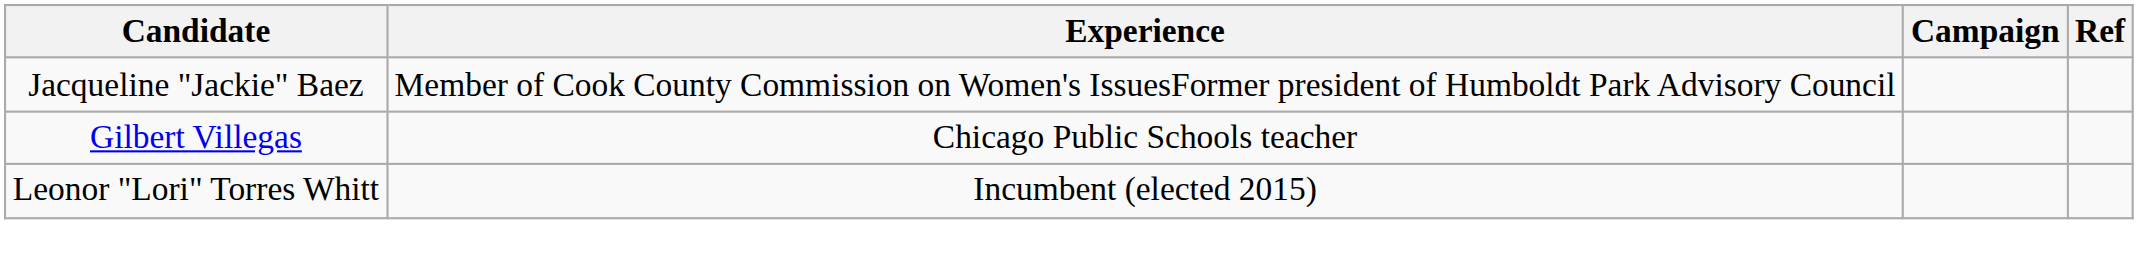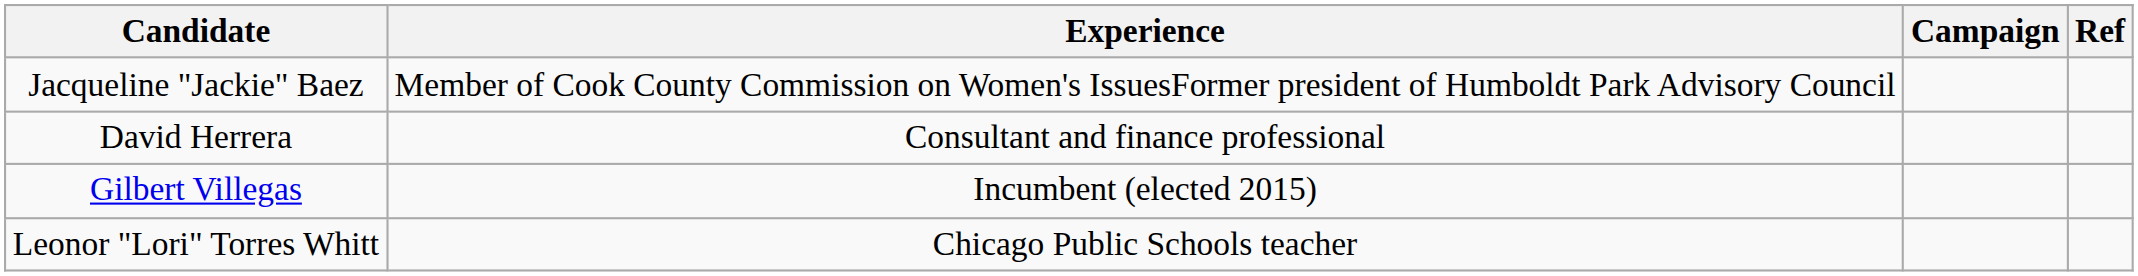+ row: (196, 137)
(1145, 137) Chicago Public Schools teacher -> (1145, 190) Incumbent (elected 2015)
(1145, 190) Incumbent (elected 2015) -> (1145, 243) Chicago Public Schools teacher
